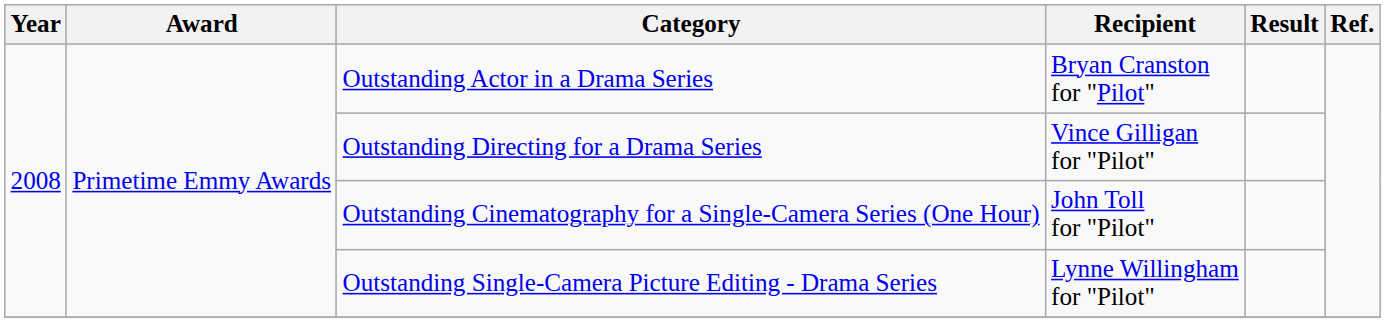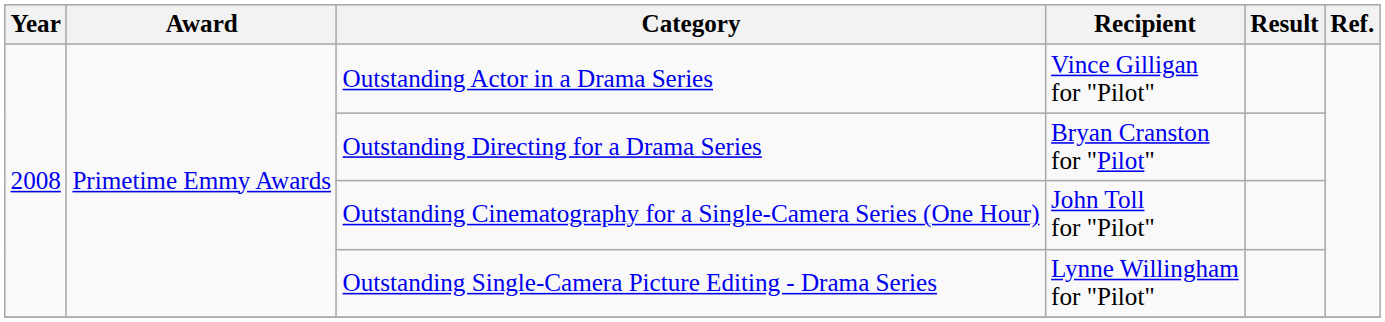(1130, 78) Bryan Cranston for "Pilot" -> (1125, 78) Vince Gilligan for "Pilot"
(1125, 146) Vince Gilligan for "Pilot" -> (1130, 146) Bryan Cranston for "Pilot"
